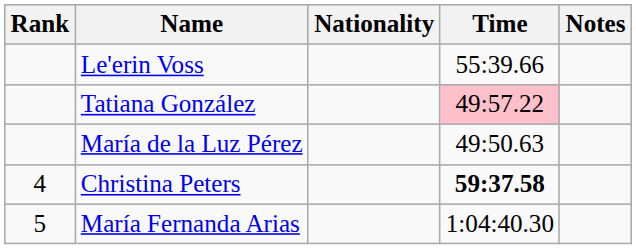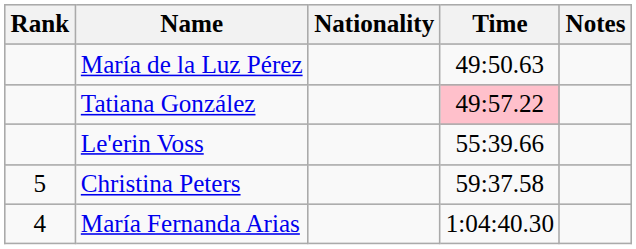rows swapped: (192, 143) <-> (142, 64)
(40, 183) 4 -> (40, 183) 5
(500, 183) bold -> (500, 183) normal
(40, 223) 5 -> (40, 223) 4
